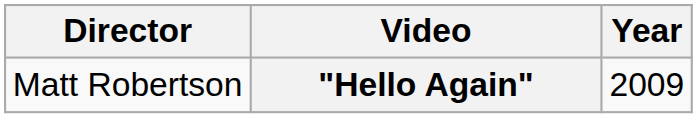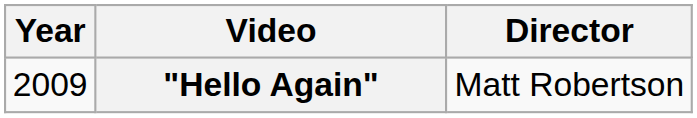columns swapped: (647, 31) <-> (128, 31)
